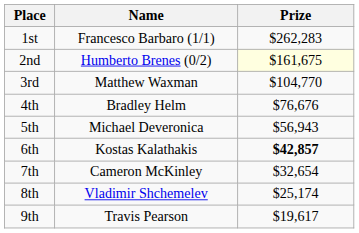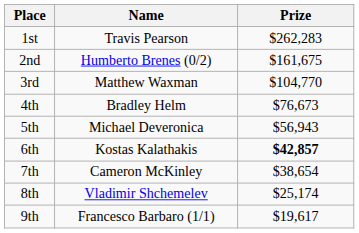(146, 37) Francesco Barbaro (1/1) -> (146, 37) Travis Pearson
(296, 60) lightyellow background -> (296, 60) no background
(296, 104) $76,676 -> (296, 104) $76,673
(296, 171) $32,654 -> (296, 171) $38,654
(146, 216) Travis Pearson -> (146, 216) Francesco Barbaro (1/1)
